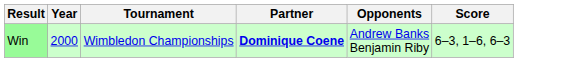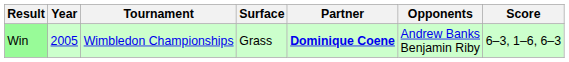+ column: (262, 14)
(64, 40) 2000 -> (64, 40) 2005
